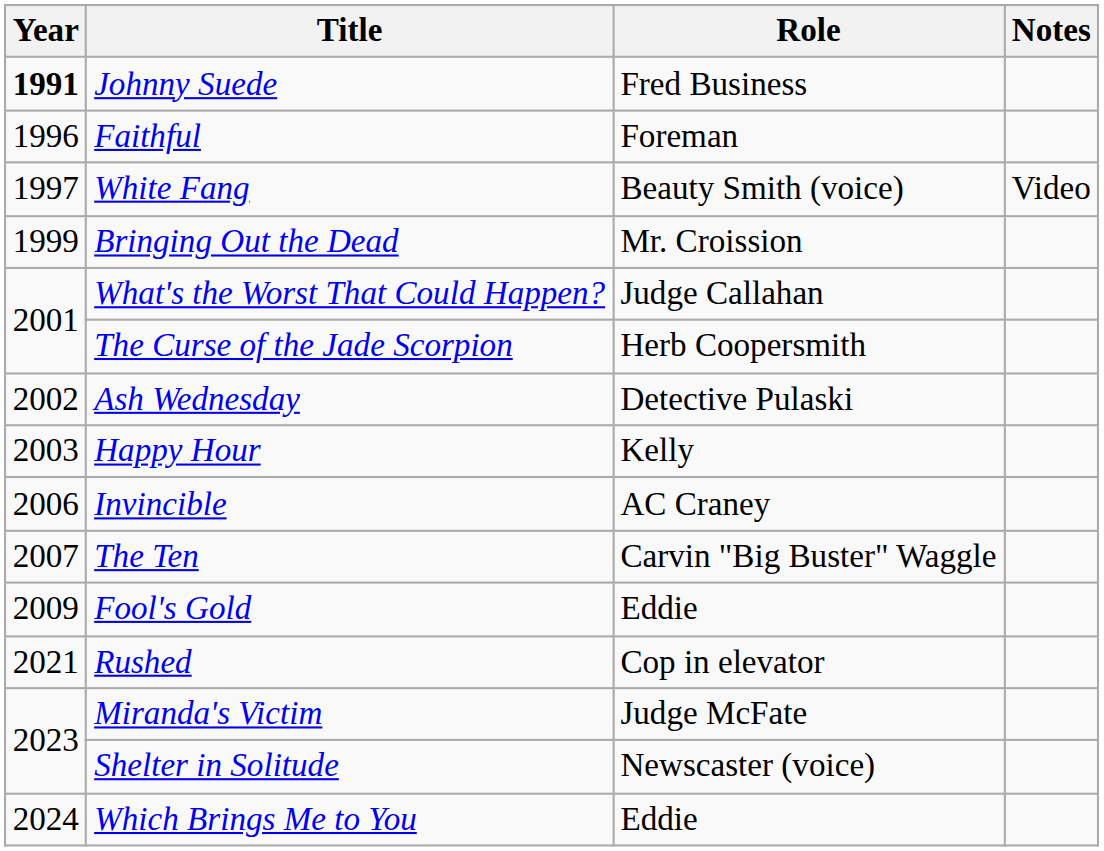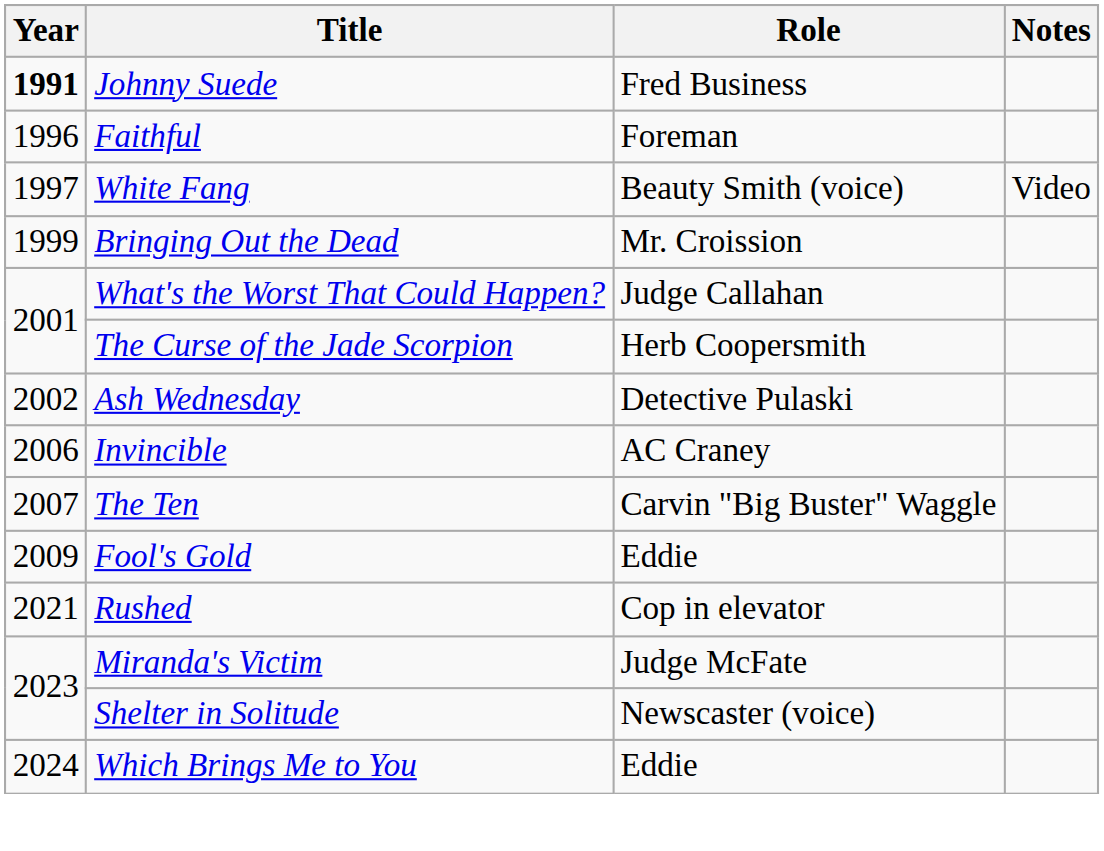- row: (177, 450)
